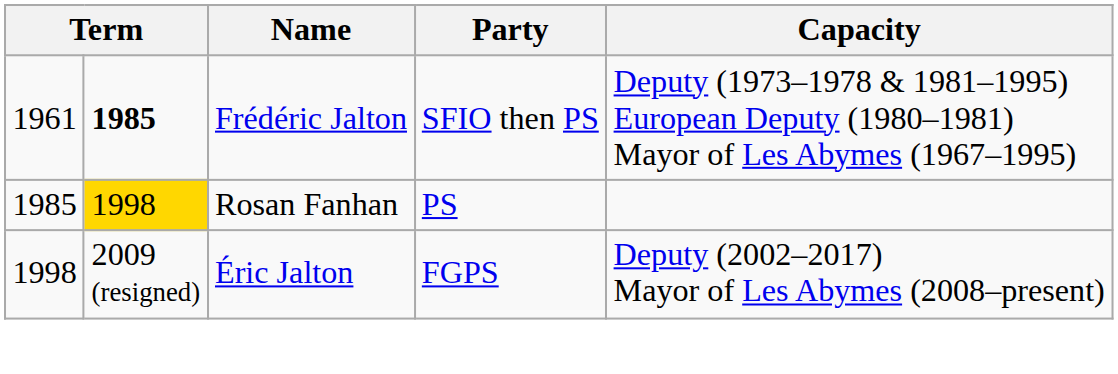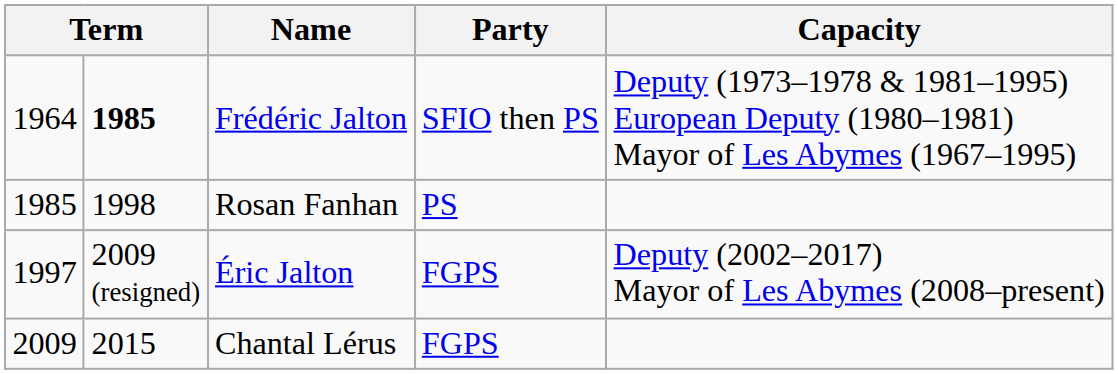(45, 117) 1961 -> (45, 117) 1964
(124, 204) gold background -> (124, 204) no background
(45, 273) 1998 -> (45, 273) 1997
+ row: (306, 342)
